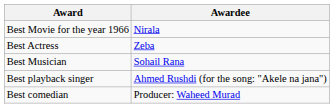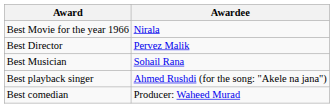+ row: (35, 45)
- row: (33, 45)
